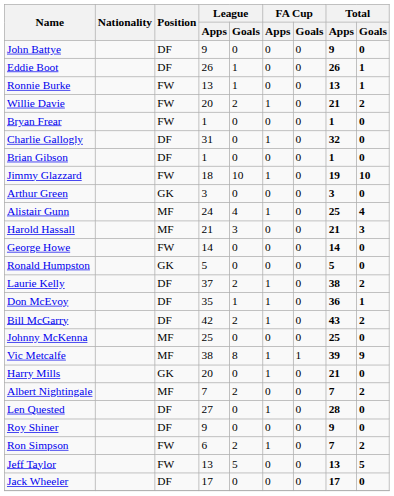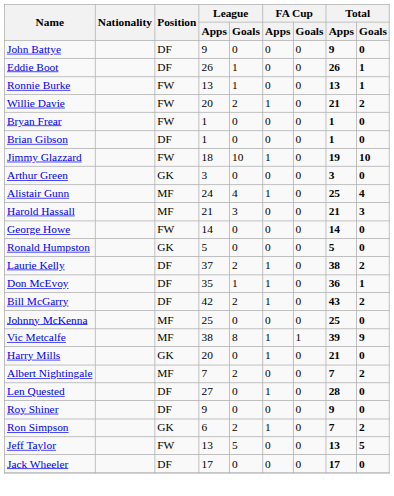- row: (45, 139)
(166, 445) FW -> (165, 427) GK
